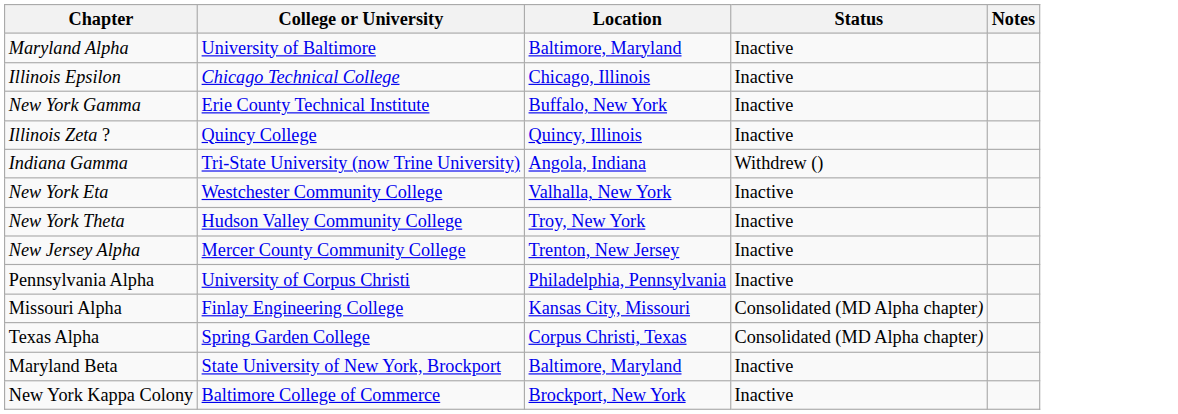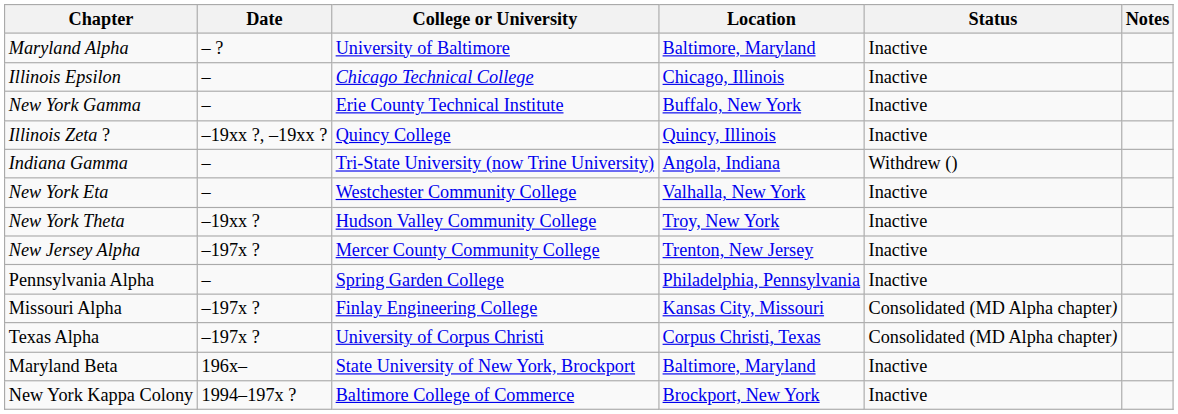+ column: (264, 18)
(306, 279) University of Corpus Christi -> (420, 279) Spring Garden College
(286, 337) Spring Garden College -> (440, 337) University of Corpus Christi
